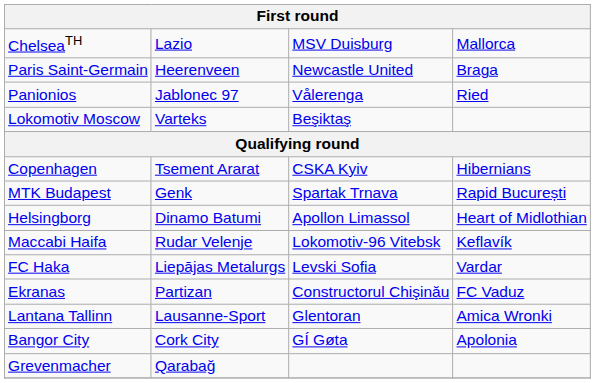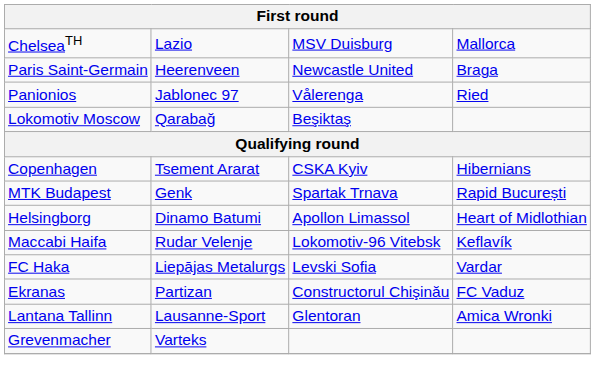(181, 119) Varteks -> (185, 119) Qarabağ
- row: (49, 340)
(185, 365) Qarabağ -> (181, 340) Varteks
